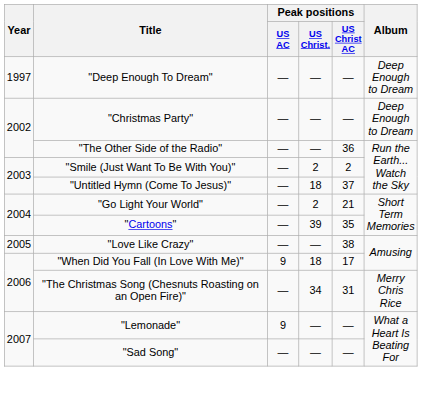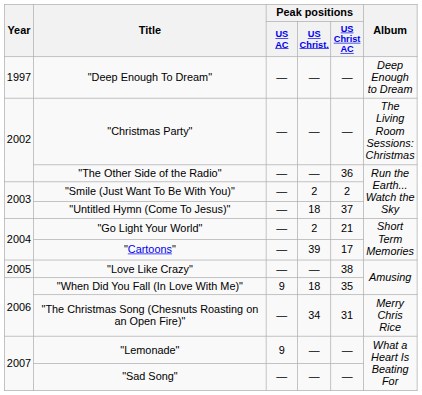(391, 119) Deep Enough to Dream -> (390, 131) The Living Room Sessions: Christmas
(348, 225) 35 -> (347, 249) 17
(348, 261) 17 -> (347, 286) 35
